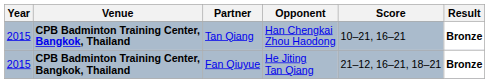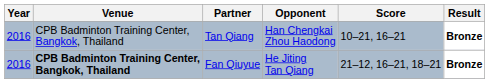(19, 36) 2015 -> (19, 36) 2016
(118, 36) bold -> (113, 36) normal
(19, 65) 2015 -> (19, 65) 2016
